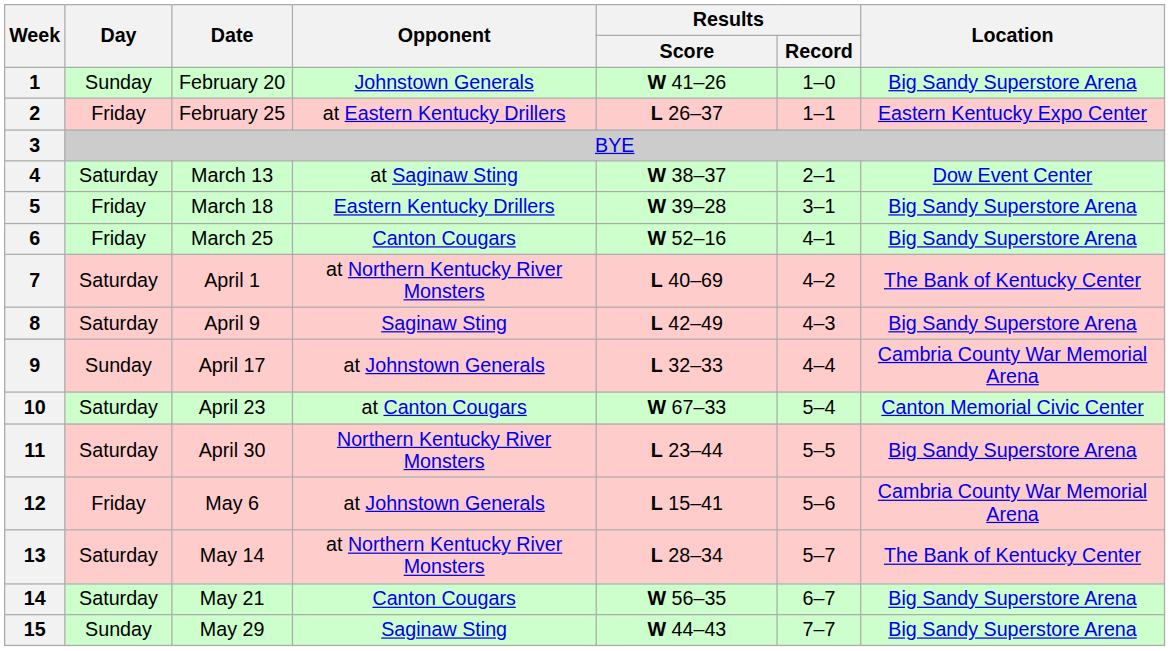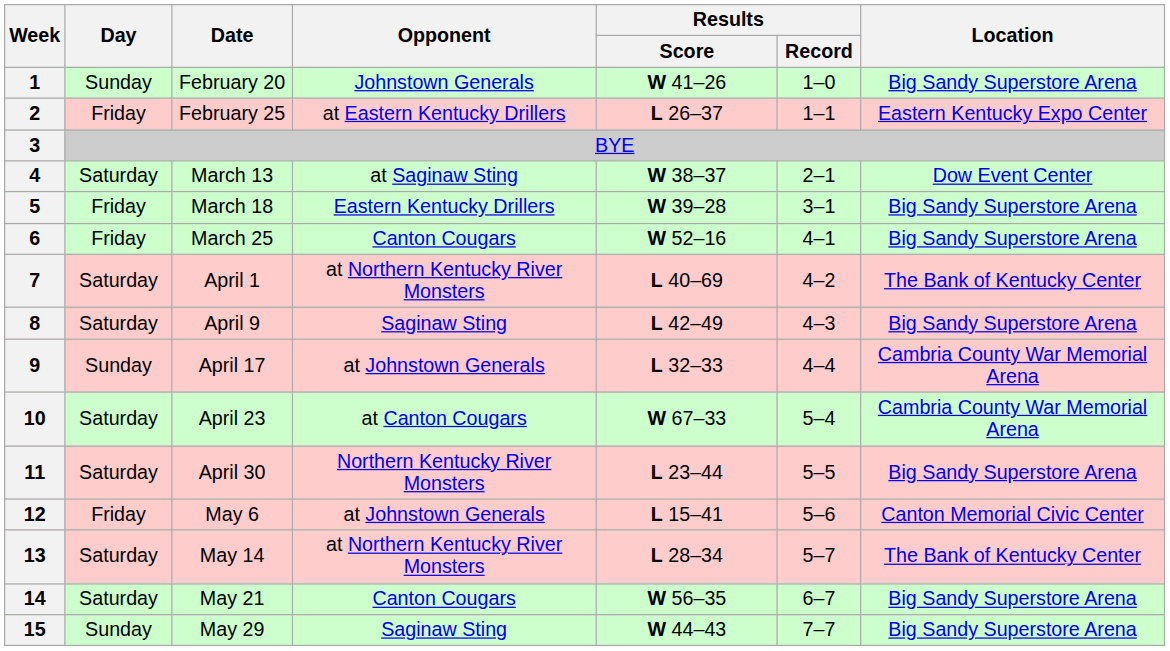(1013, 407) Canton Memorial Civic Center -> (1013, 418) Cambria County War Memorial Arena
(1013, 503) Cambria County War Memorial Arena -> (1013, 514) Canton Memorial Civic Center
